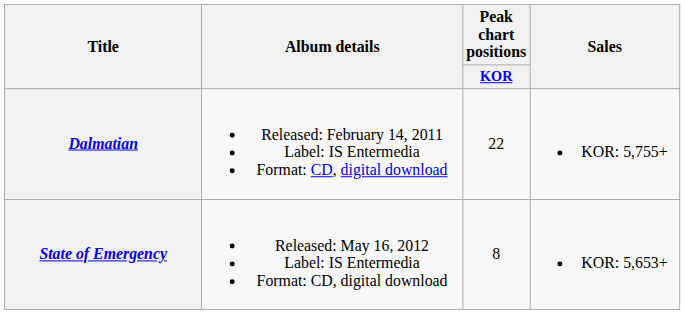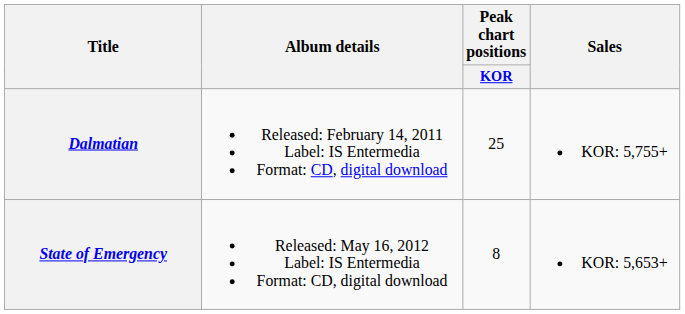(496, 143) 22 -> (496, 143) 25
